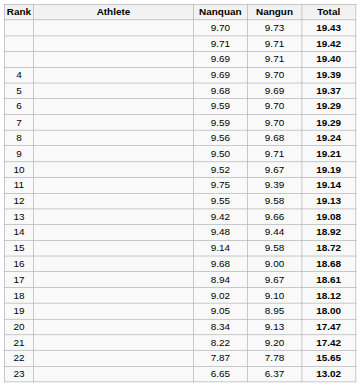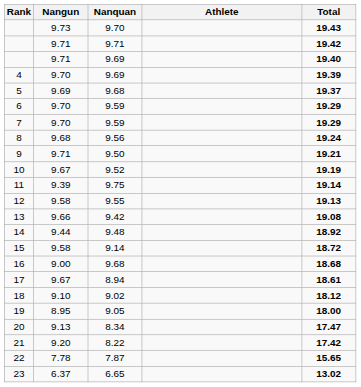columns swapped: (113, 12) <-> (275, 12)
